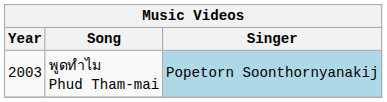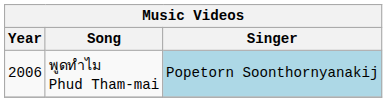(25, 74) 2003 -> (25, 74) 2006
